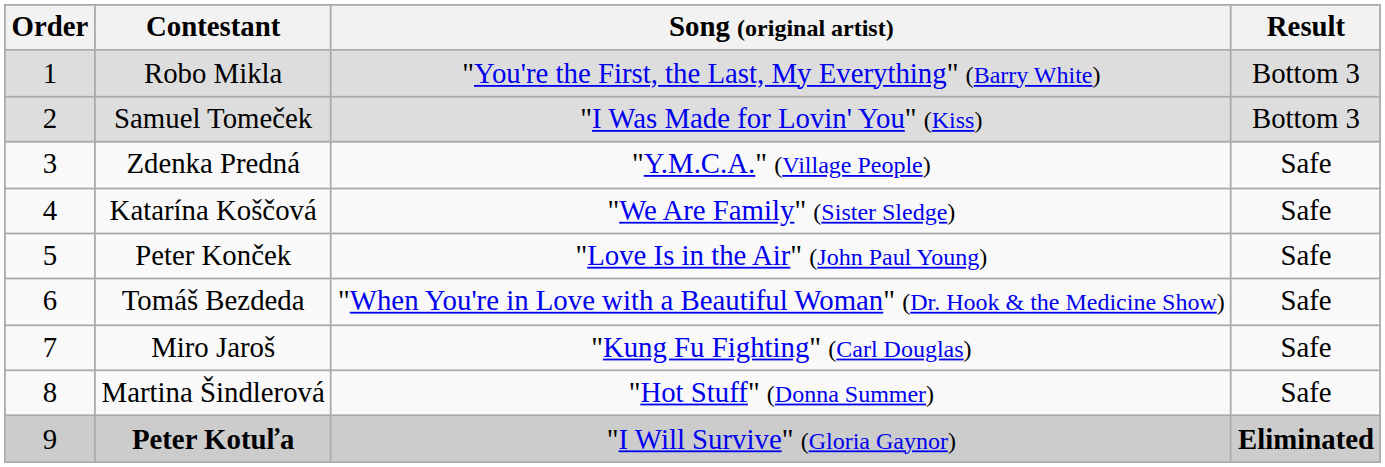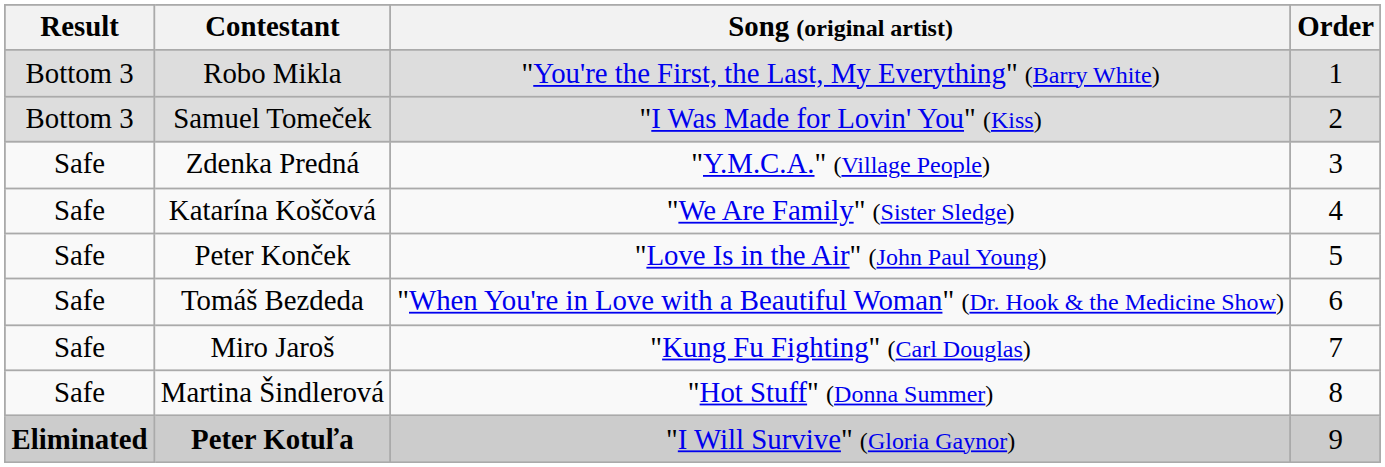columns swapped: (50, 27) <-> (1306, 27)
